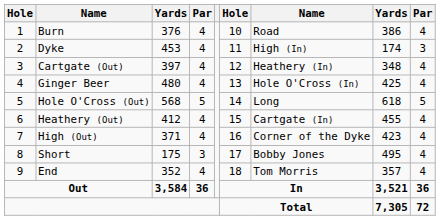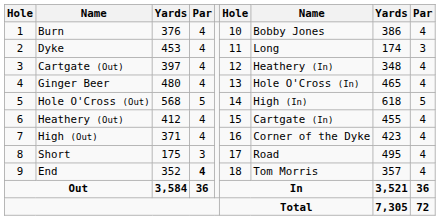(266, 31) Road -> (289, 31) Bobby Jones
(280, 48) High (In) -> (266, 48) Long
(392, 84) 425 -> (392, 84) 465
(266, 101) Long -> (280, 101) High (In)
(289, 154) Bobby Jones -> (266, 154) Road
(202, 171) normal -> (202, 171) bold
